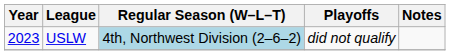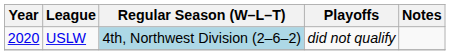(24, 38) 2023 -> (24, 38) 2020
